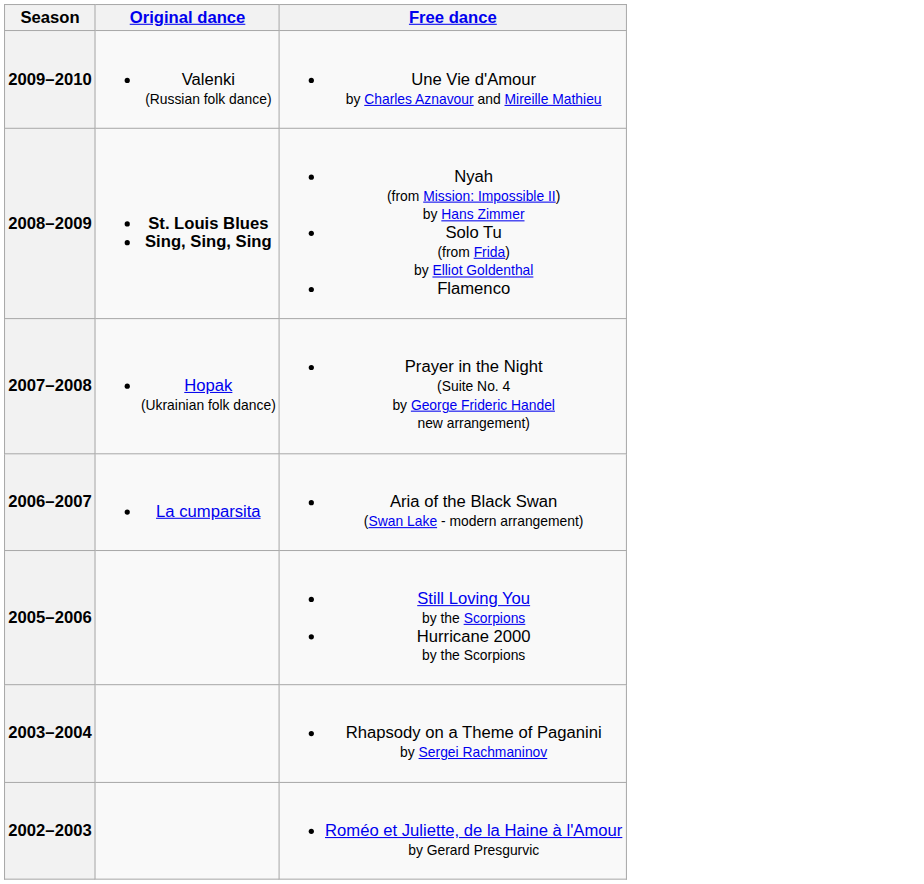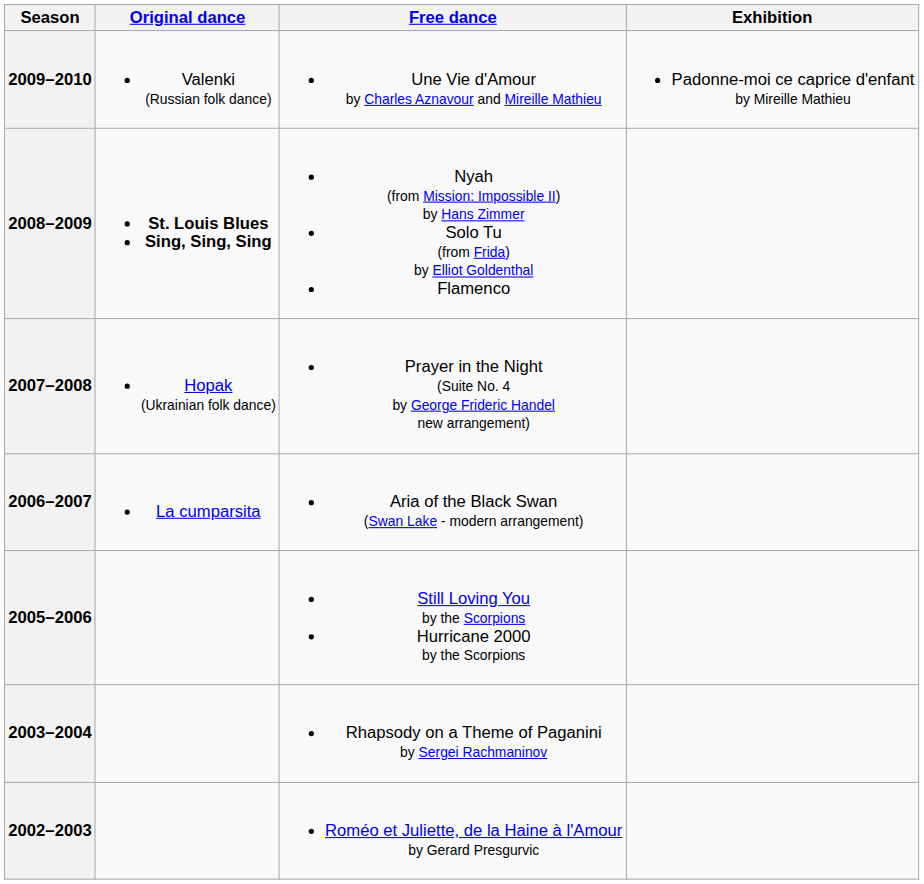+ column: (772, 17)
